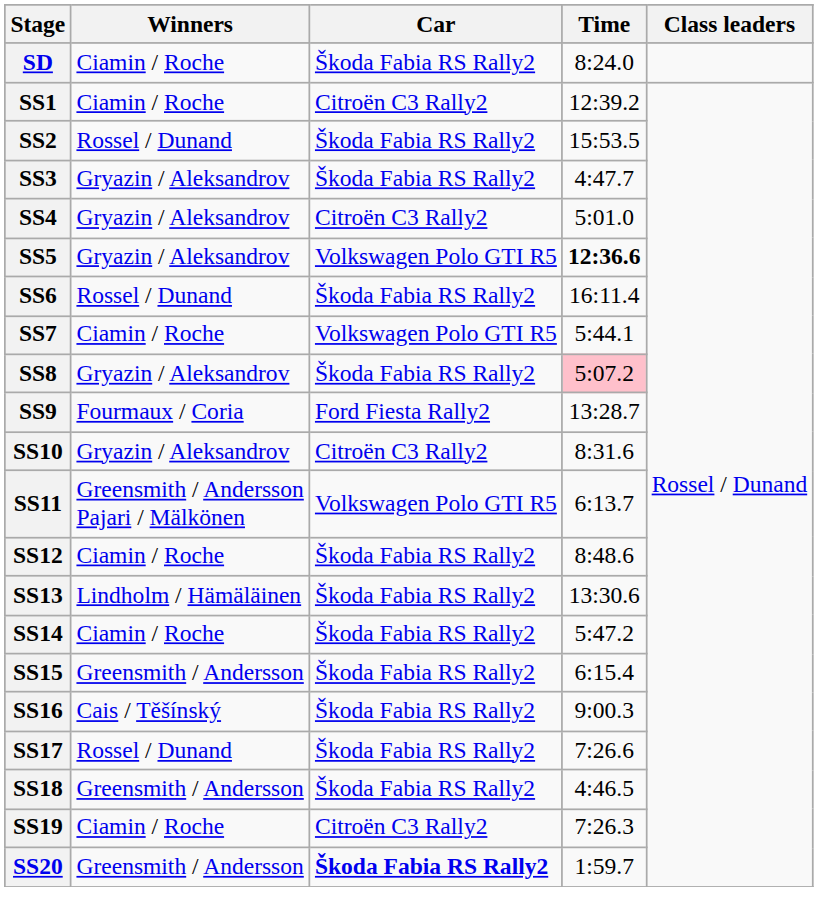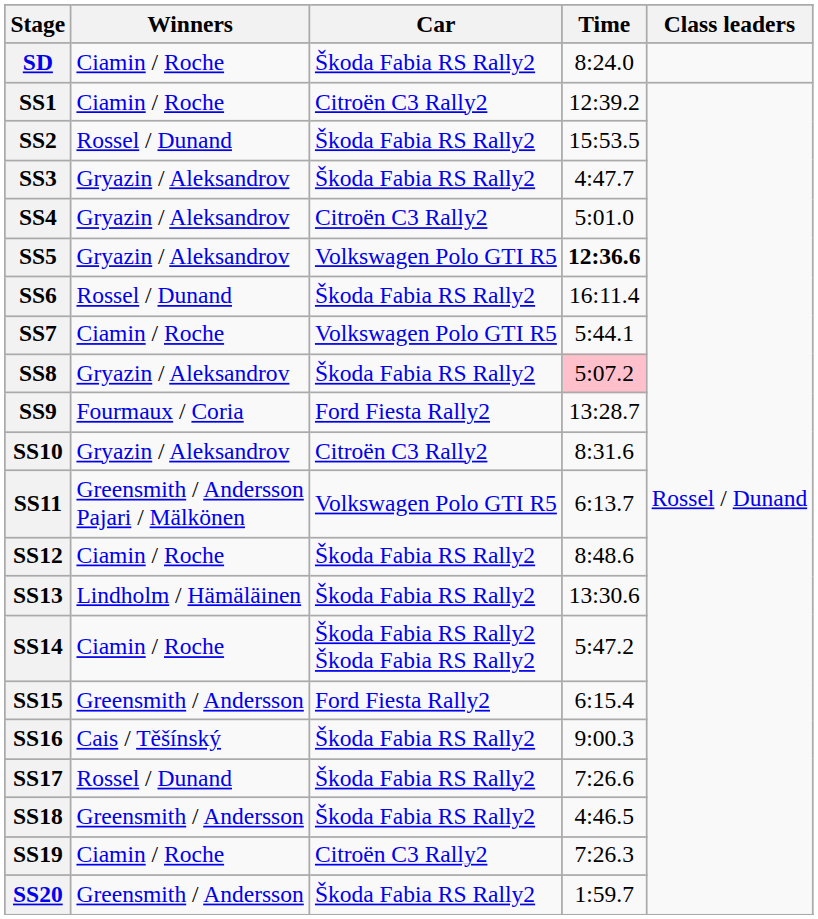(425, 633) Škoda Fabia RS Rally2 -> (425, 647) Škoda Fabia RS Rally2 Škoda Fabia RS Rally2
(425, 672) Škoda Fabia RS Rally2 -> (402, 699) Ford Fiesta Rally2
(432, 866) bold -> (425, 894) normal
